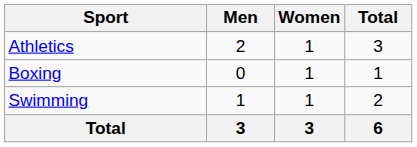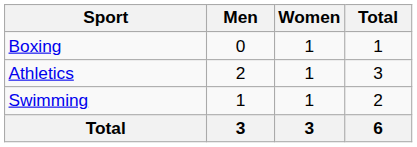rows swapped: (41, 45) <-> (35, 73)
